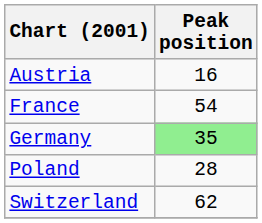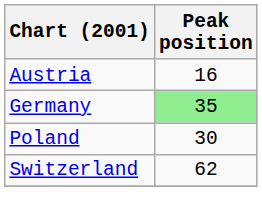- row: (44, 107)
(206, 170) 28 -> (206, 138) 30
